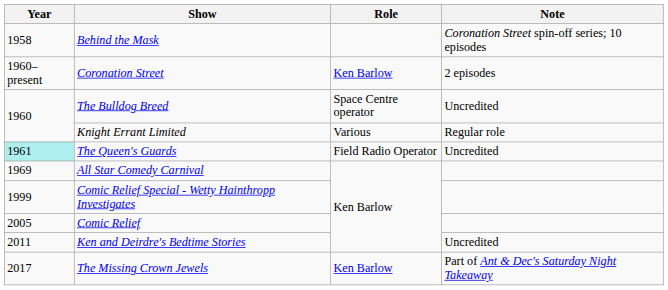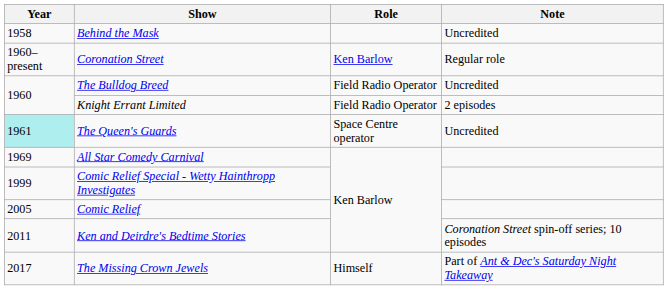(533, 40) Coronation Street spin-off series; 10 episodes -> (471, 33) Uncredited
(470, 73) 2 episodes -> (475, 59) Regular role
(366, 106) Space Centre operator -> (385, 85) Field Radio Operator
(352, 132) Various -> (385, 104) Field Radio Operator
(475, 132) Regular role -> (470, 104) 2 episodes
(385, 151) Field Radio Operator -> (366, 131) Space Centre operator
(471, 242) Uncredited -> (533, 235) Coronation Street spin-off series; 10 episodes
(363, 268) Ken Barlow -> (353, 268) Himself
